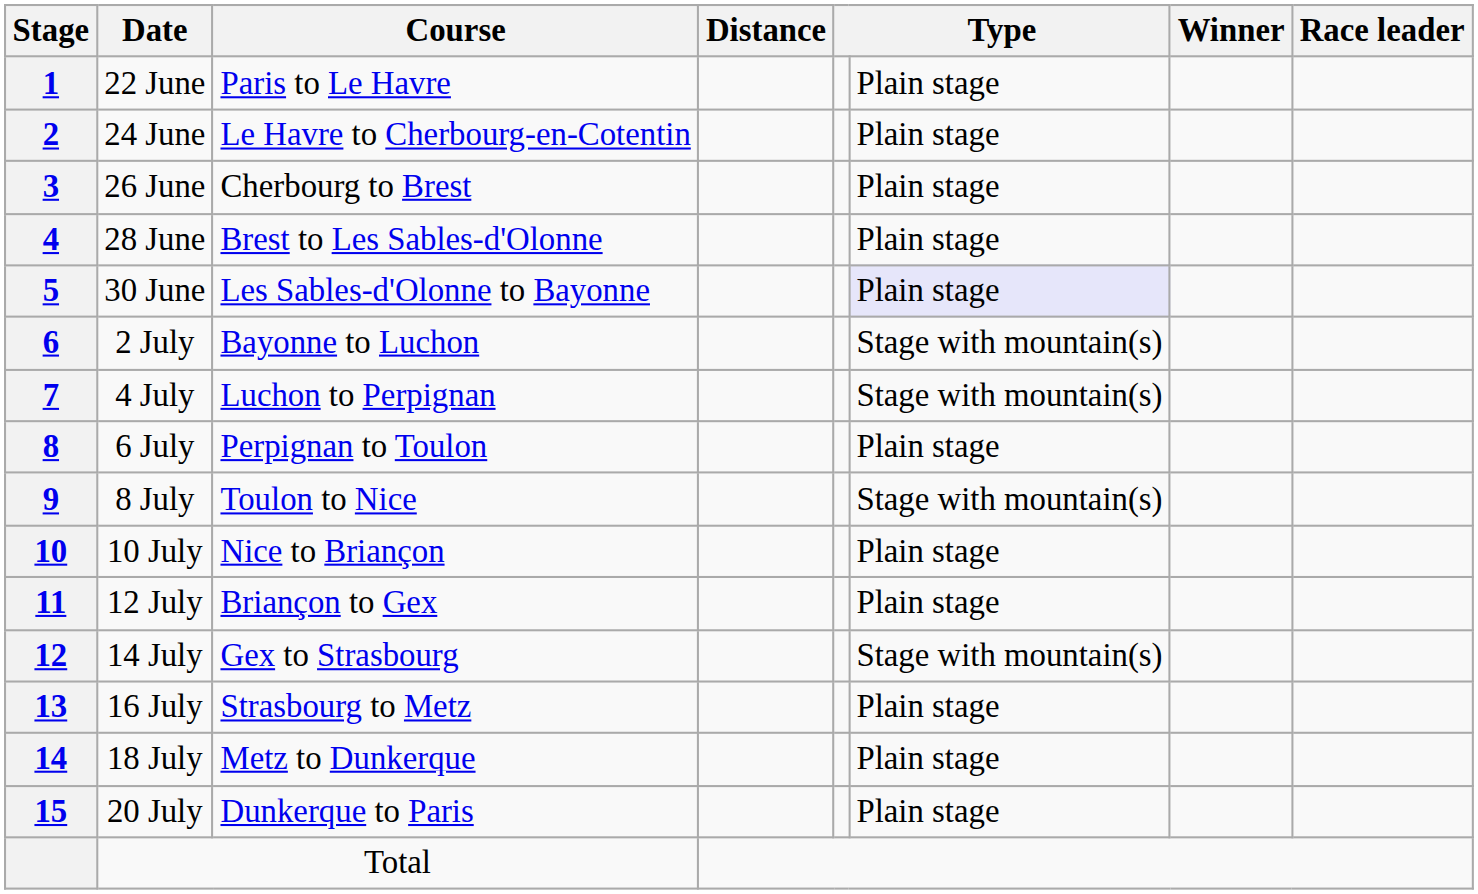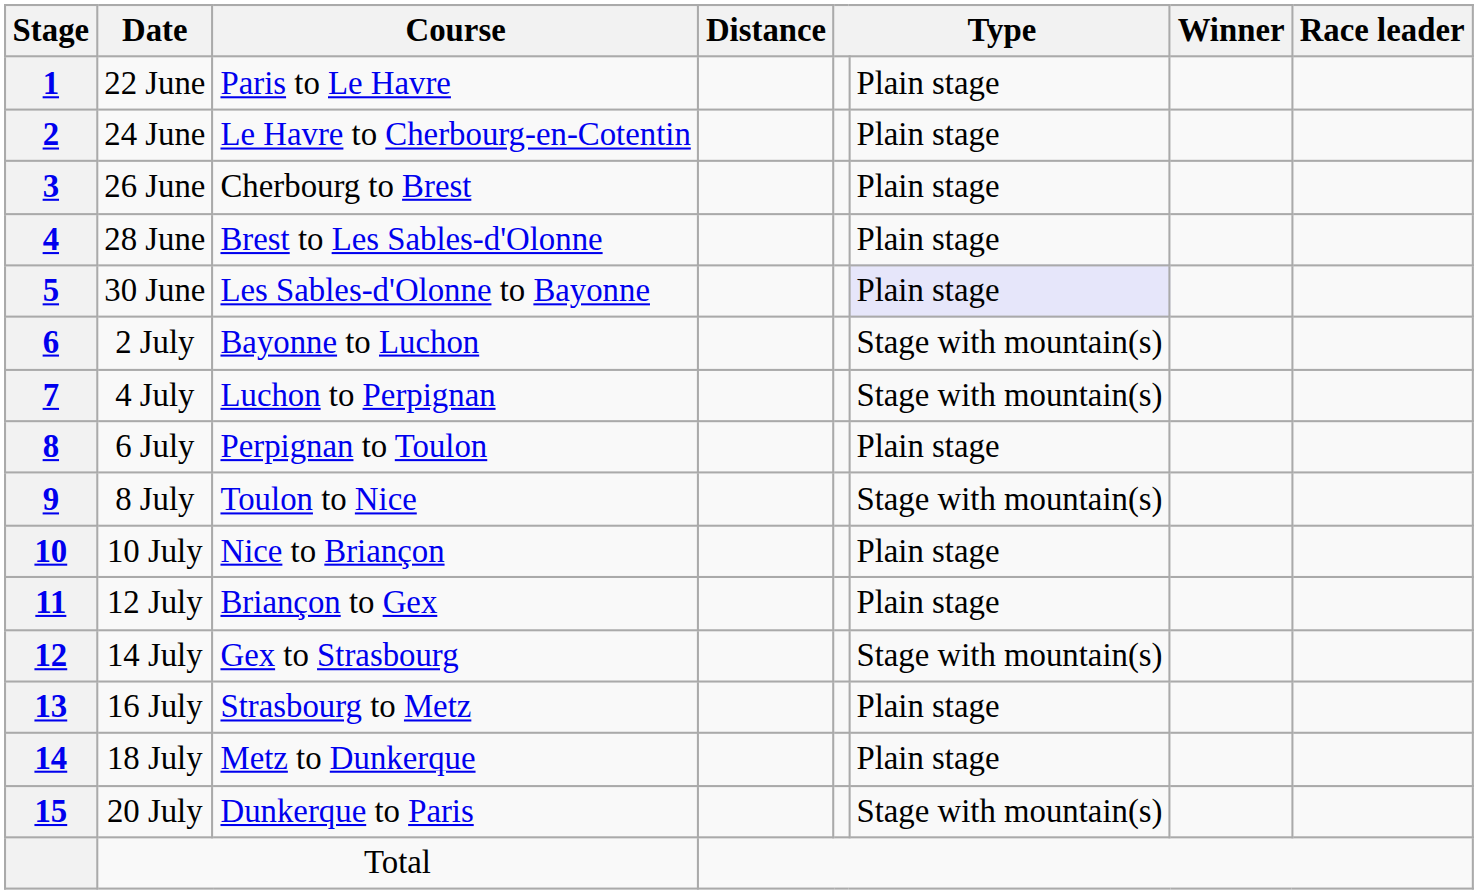(928, 810) Plain stage -> (1009, 810) Stage with mountain(s)
